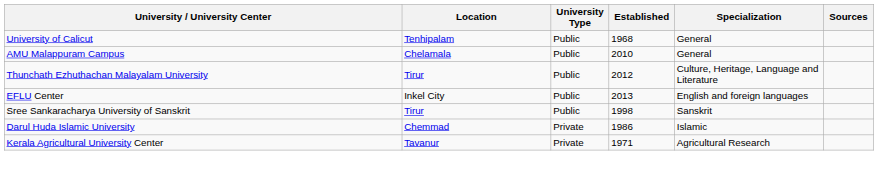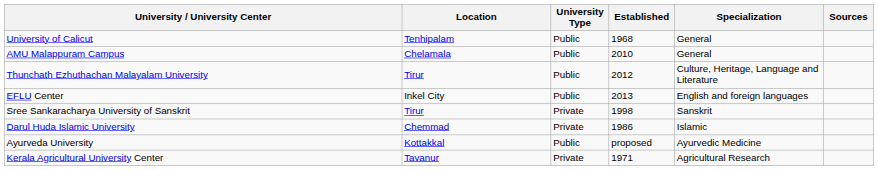(567, 111) Public -> (568, 111) Private
+ row: (50, 142)
